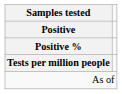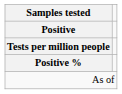rows swapped: (58, 46) <-> (58, 63)
